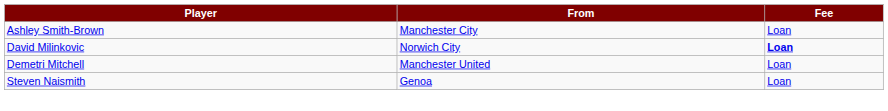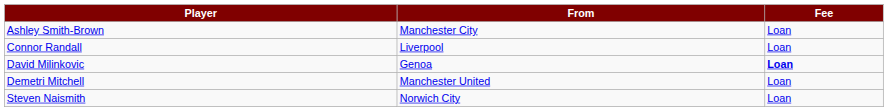+ row: (44, 47)
(430, 47) Norwich City -> (416, 64) Genoa
(416, 81) Genoa -> (430, 99) Norwich City
